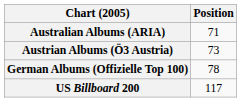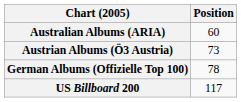(214, 32) 71 -> (214, 32) 60
